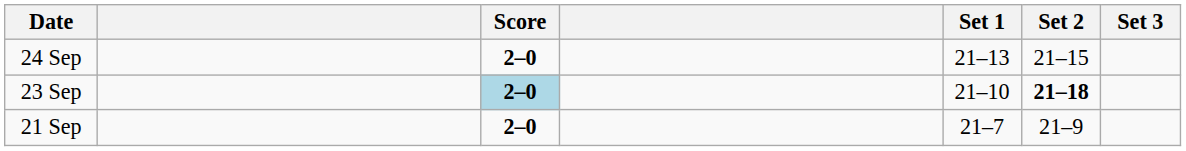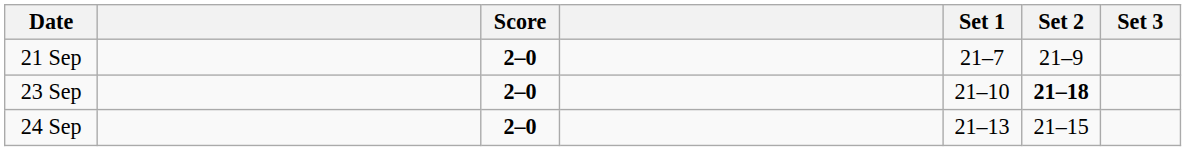rows swapped: (51, 127) <-> (51, 57)
(520, 92) lightblue background -> (520, 92) no background
